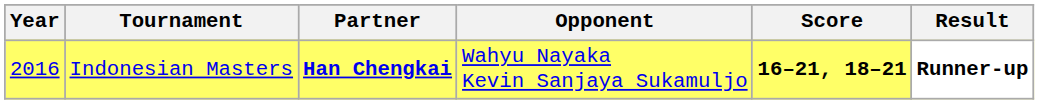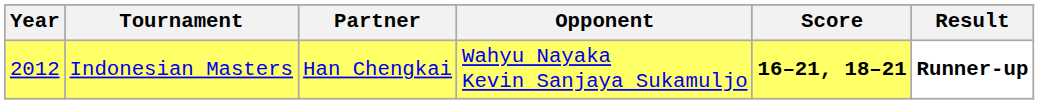(35, 69) 2016 -> (35, 69) 2012
(378, 69) bold -> (378, 69) normal
